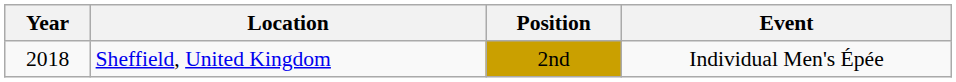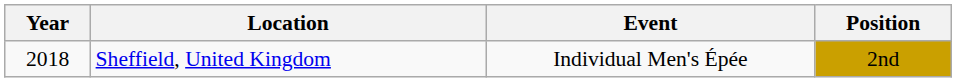columns swapped: (786, 22) <-> (554, 22)
